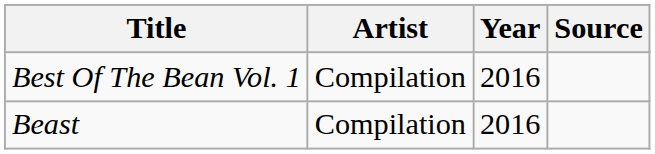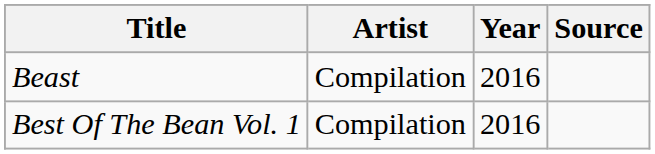rows swapped: (156, 76) <-> (46, 124)
